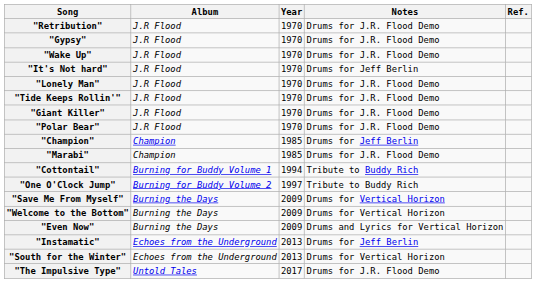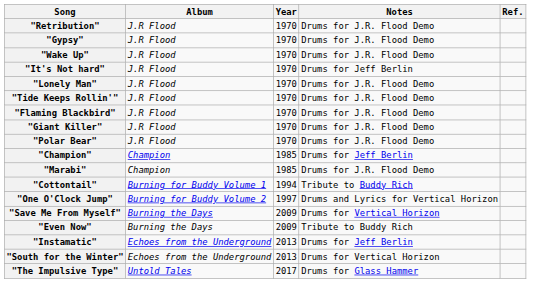+ row: (65, 112)
(362, 184) Tribute to Buddy Rich -> (400, 199) Drums and Lyrics for Vertical Horizon
- row: (68, 213)
(405, 228) Drums and Lyrics for Vertical Horizon -> (357, 228) Tribute to Buddy Rich
(373, 271) Drums for J.R. Flood Demo -> (360, 271) Drums for Glass Hammer
